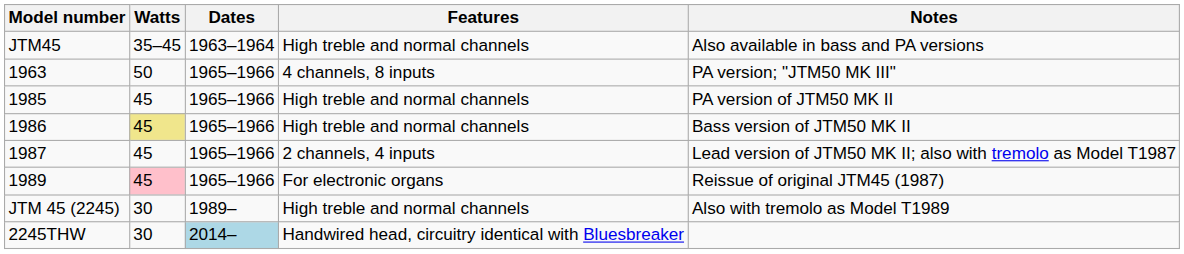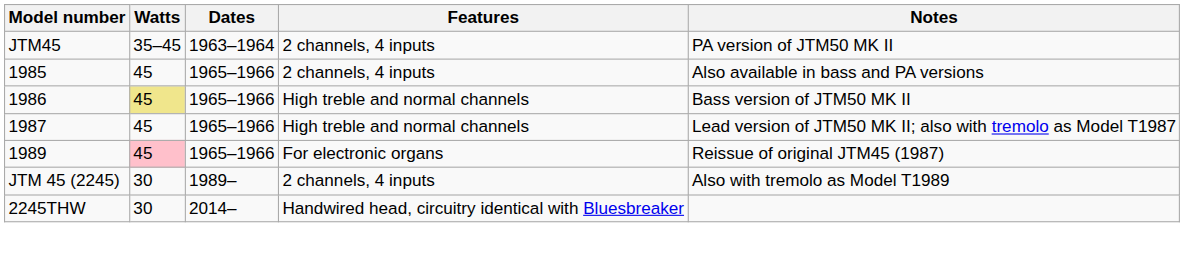(406, 45) High treble and normal channels -> (359, 45) 2 channels, 4 inputs
(838, 45) Also available in bass and PA versions -> (793, 45) PA version of JTM50 MK II
- row: (28, 72)
(406, 99) High treble and normal channels -> (359, 72) 2 channels, 4 inputs
(793, 99) PA version of JTM50 MK II -> (838, 72) Also available in bass and PA versions
(359, 153) 2 channels, 4 inputs -> (406, 126) High treble and normal channels
(406, 208) High treble and normal channels -> (359, 180) 2 channels, 4 inputs
(213, 235) lightblue background -> (213, 208) no background
